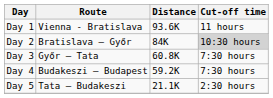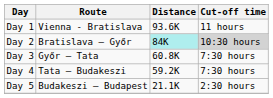(160, 41) no background -> (160, 41) paleturquoise background
(93, 71) Budakeszi – Budapest -> (82, 71) Tata – Budakeszi
(82, 86) Tata – Budakeszi -> (93, 86) Budakeszi – Budapest
